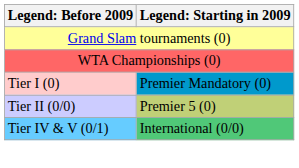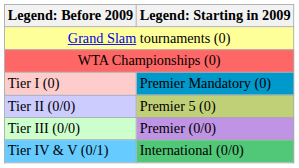+ row: (44, 128)
